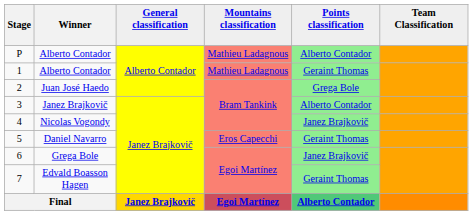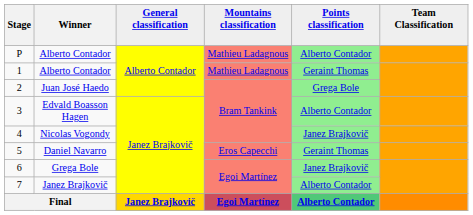(75, 105) Janez Brajkovič -> (75, 111) Edvald Boasson Hagen
(75, 179) Edvald Boasson Hagen -> (75, 185) Janez Brajkovič
(336, 179) Geraint Thomas -> (336, 185) Alberto Contador
